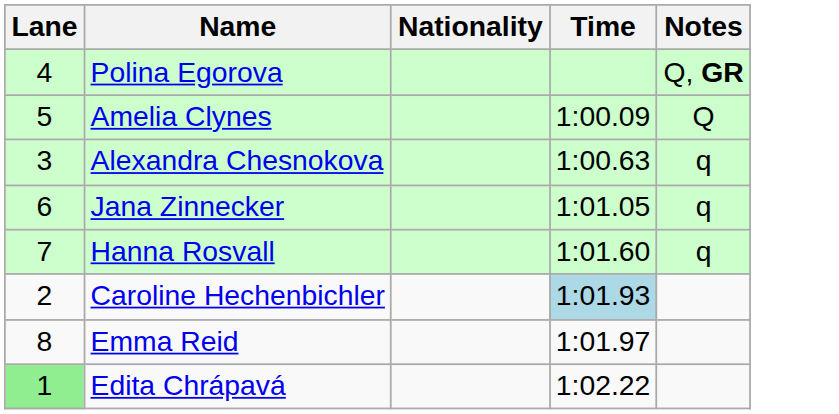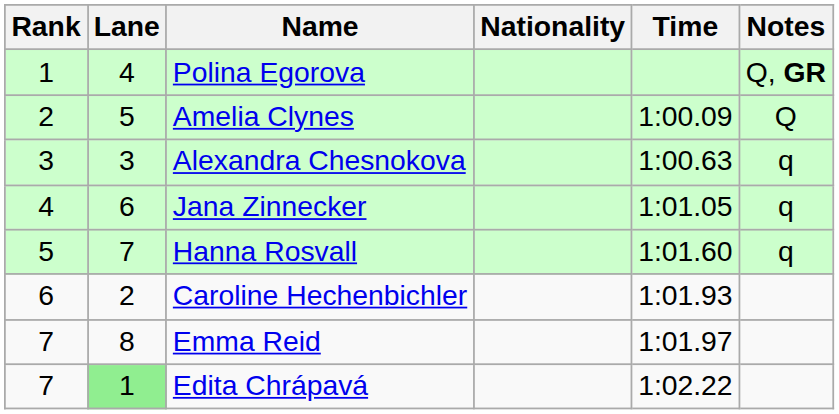+ column: (46, 26)
(603, 296) lightblue background -> (685, 296) no background
